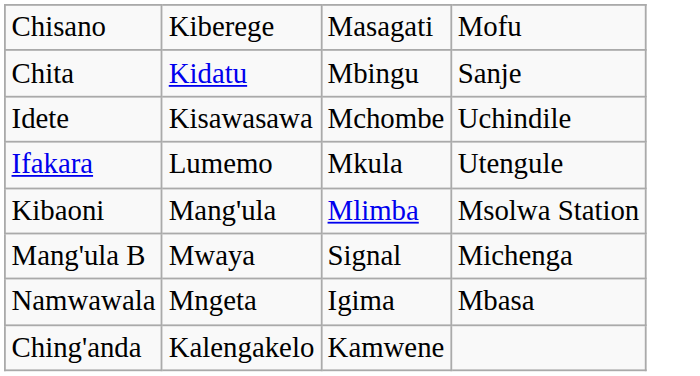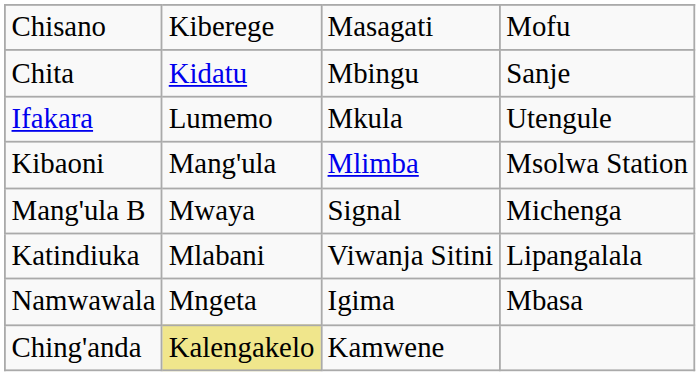- row: (40, 118)
+ row: (76, 255)
(242, 347) no background -> (242, 347) khaki background
